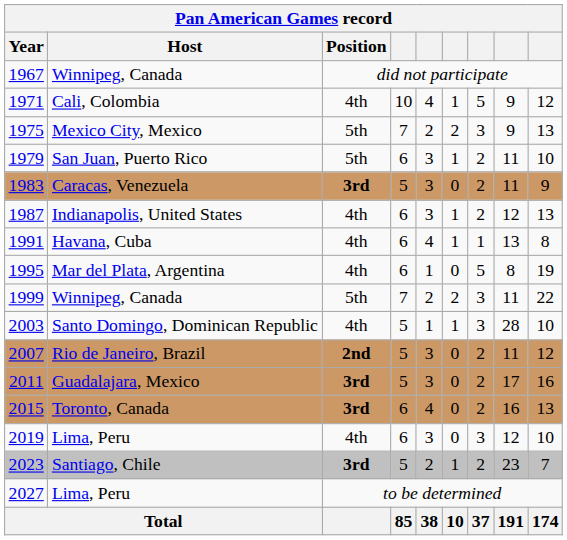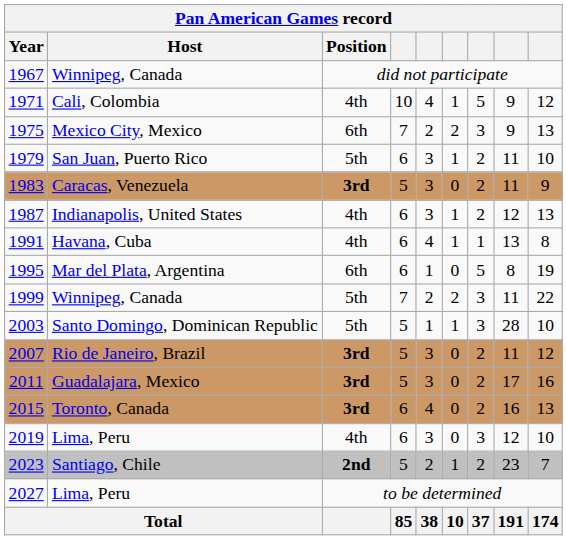(356, 130) 5th -> (356, 130) 6th
(356, 269) 4th -> (356, 269) 6th
(356, 325) 4th -> (356, 325) 5th
(356, 353) 2nd -> (356, 353) 3rd
(356, 465) 3rd -> (356, 465) 2nd
